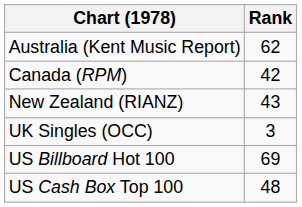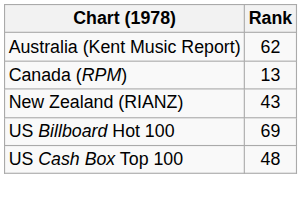(270, 74) 42 -> (270, 74) 13
- row: (81, 131)
